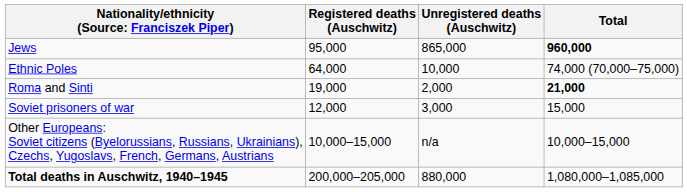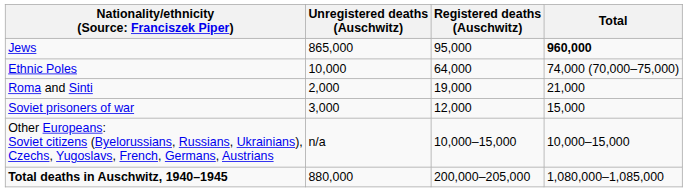columns swapped: (362, 21) <-> (481, 21)
(566, 88) bold -> (566, 88) normal
